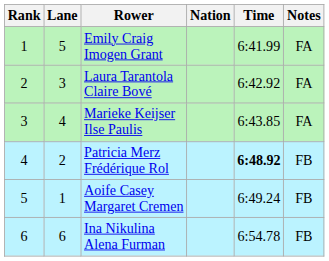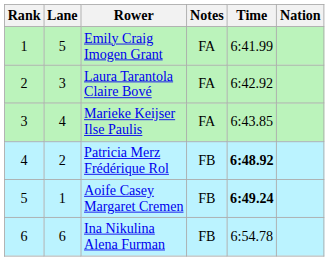columns swapped: (210, 15) <-> (304, 15)
(259, 198) normal -> (252, 198) bold
